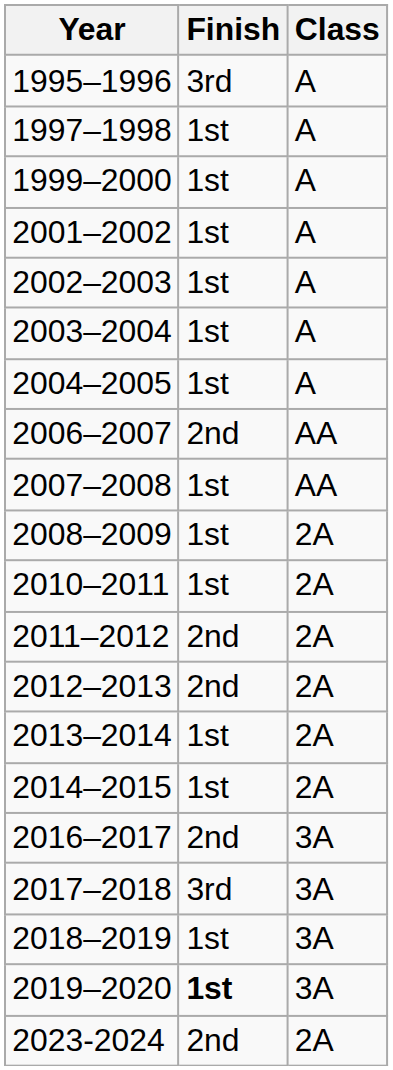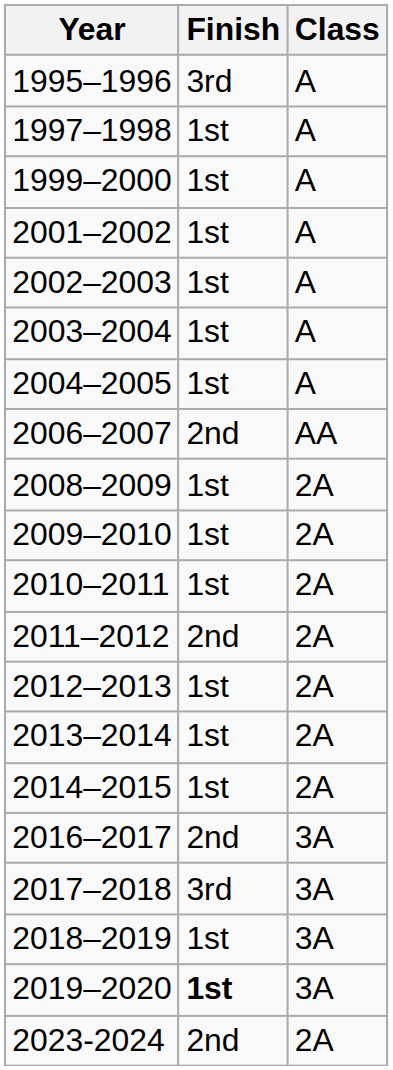- row: (92, 484)
+ row: (92, 534)
(213, 686) 2nd -> (208, 686) 1st
